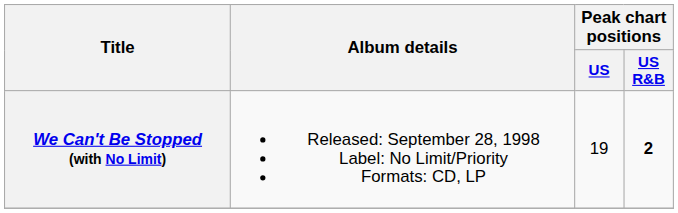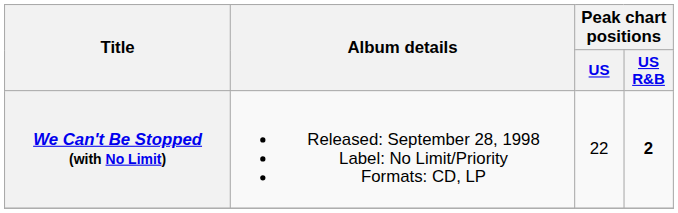(599, 149) 19 -> (599, 149) 22
